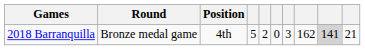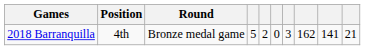columns swapped: (149, 14) <-> (224, 14)
(330, 34) lightgrey background -> (330, 34) no background
